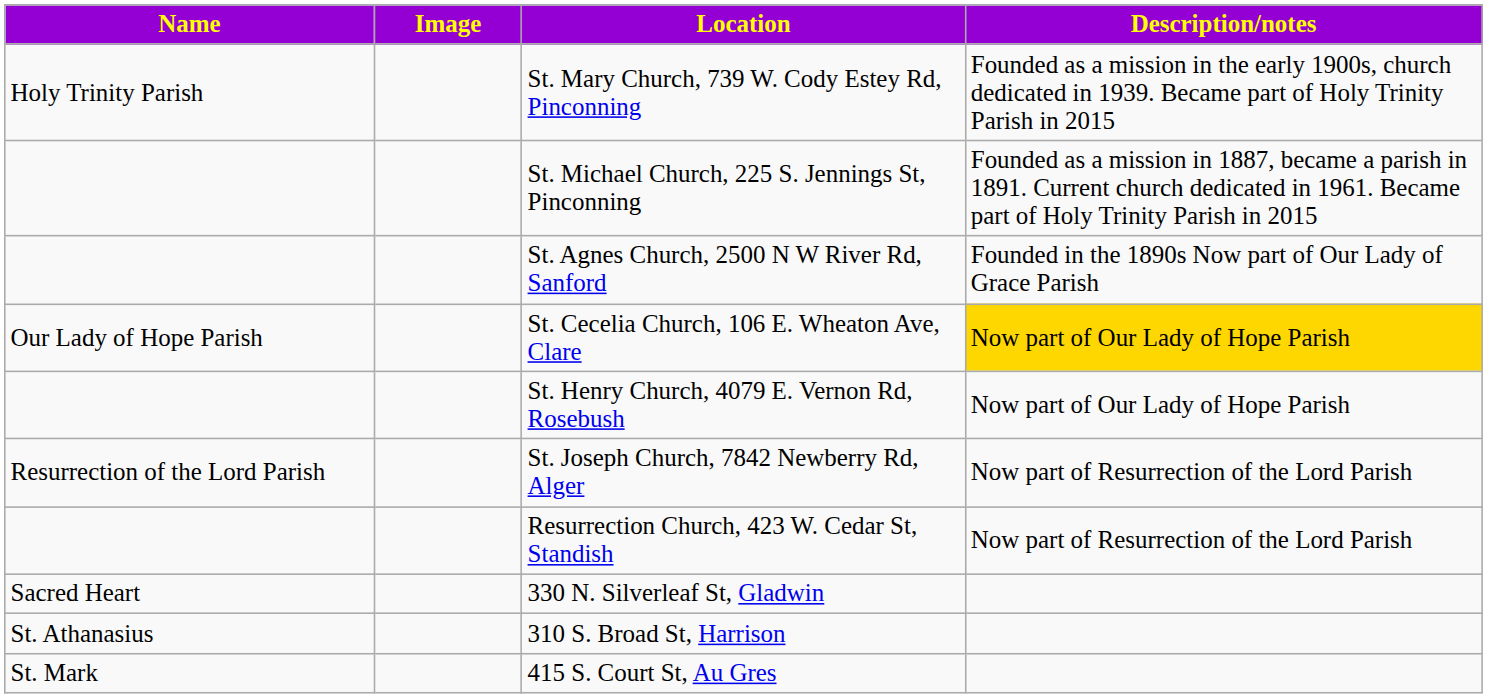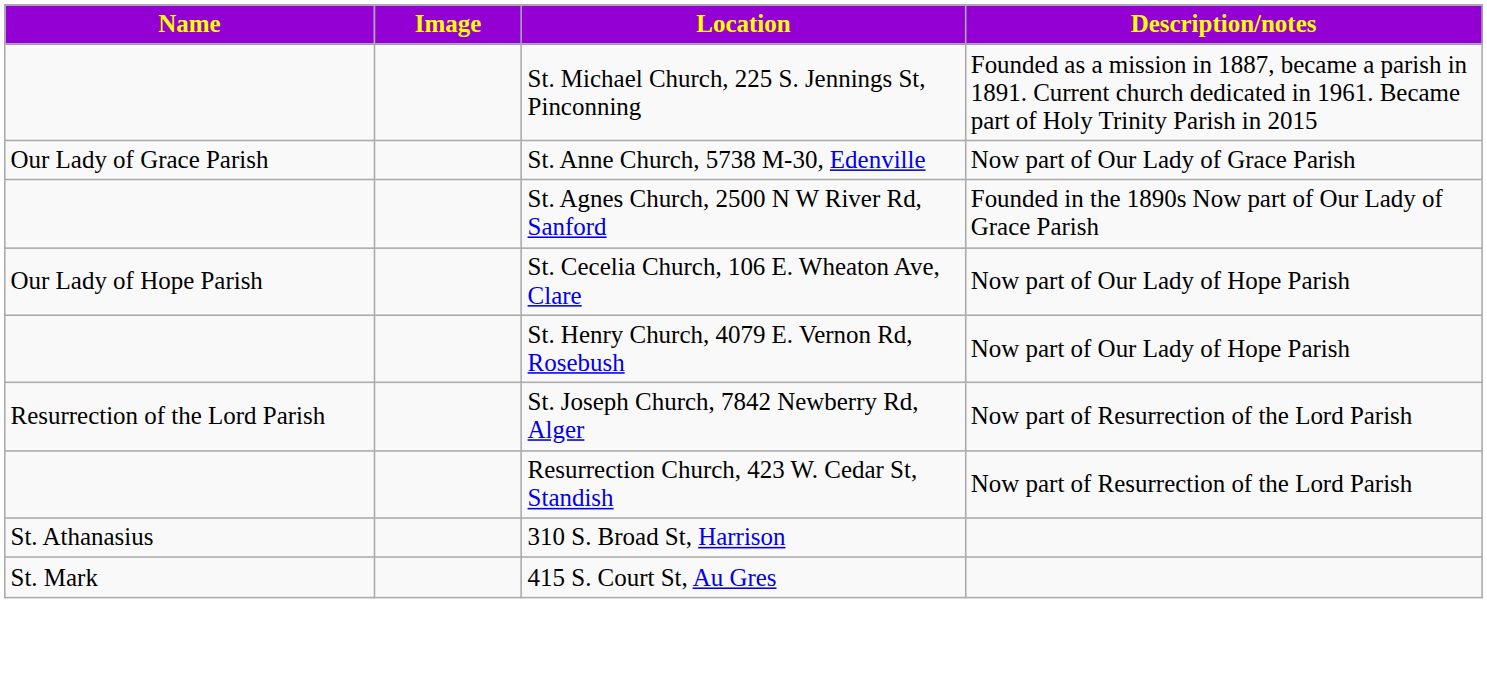- row: (735, 91)
+ row: (727, 159)
(1160, 337) gold background -> (1160, 280) no background
- row: (676, 593)
